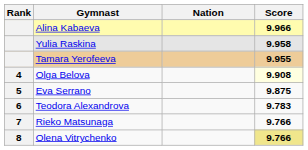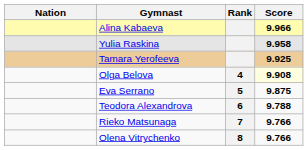columns swapped: (19, 12) <-> (208, 12)
(279, 59) 9.955 -> (279, 59) 9.925
(279, 106) 9.783 -> (279, 106) 9.788
(279, 137) khaki background -> (279, 137) no background
